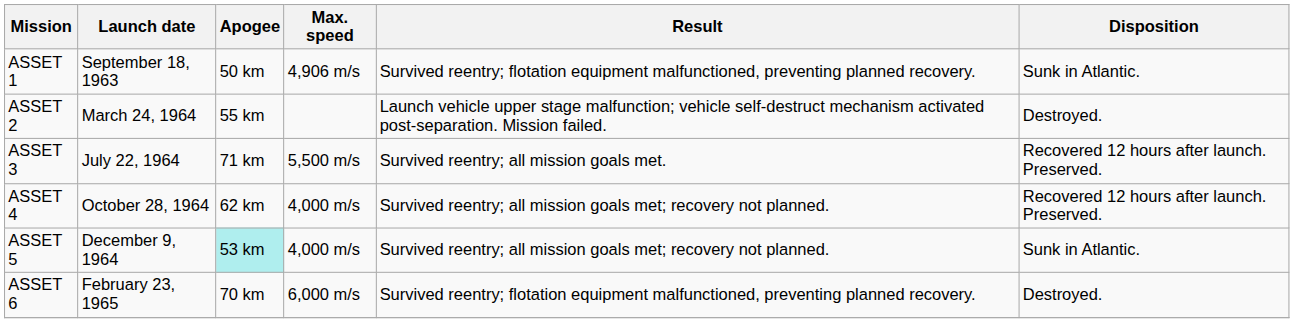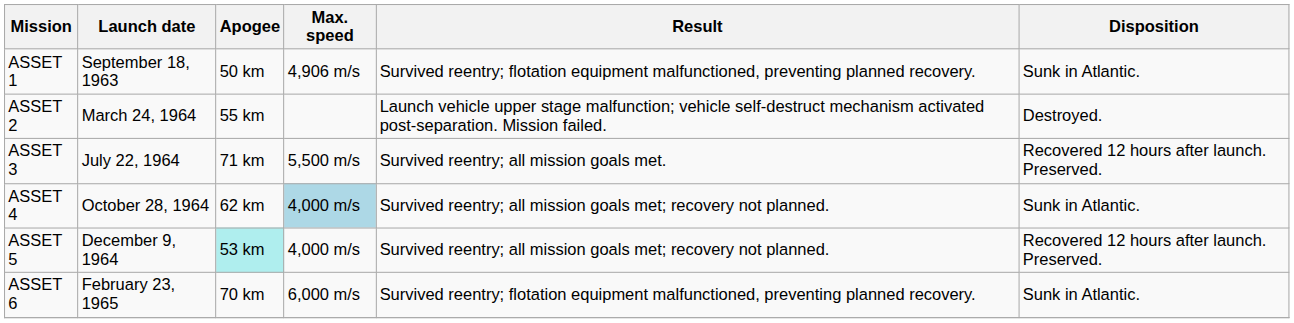(324, 205) no background -> (324, 205) lightblue background
(1145, 205) Recovered 12 hours after launch. Preserved. -> (1081, 205) Sunk in Atlantic.
(1081, 250) Sunk in Atlantic. -> (1145, 250) Recovered 12 hours after launch. Preserved.
(1063, 294) Destroyed. -> (1081, 294) Sunk in Atlantic.
